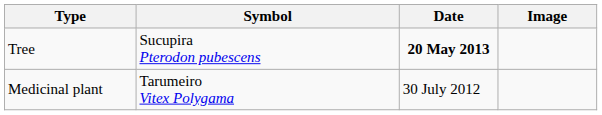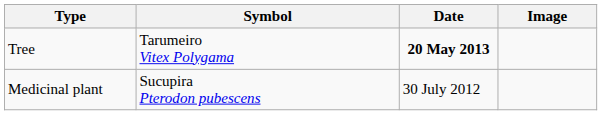(200, 48) Sucupira Pterodon pubescens -> (187, 48) Tarumeiro Vitex Polygama
(187, 89) Tarumeiro Vitex Polygama -> (200, 89) Sucupira Pterodon pubescens
